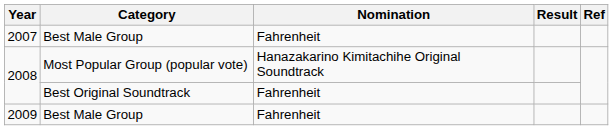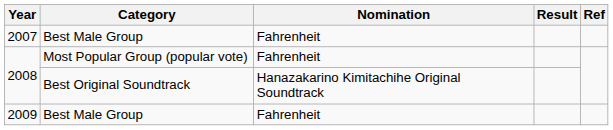(359, 64) Hanazakarino Kimitachihe Original Soundtrack -> (289, 57) Fahrenheit
(289, 93) Fahrenheit -> (359, 85) Hanazakarino Kimitachihe Original Soundtrack
